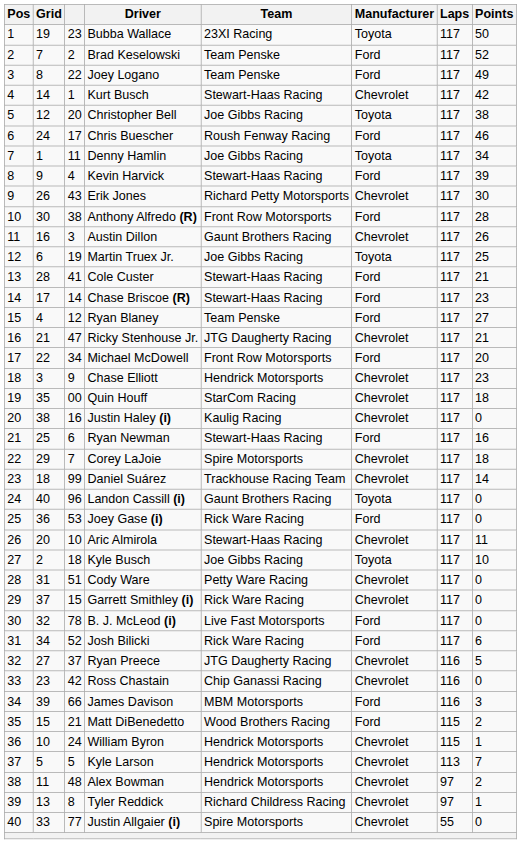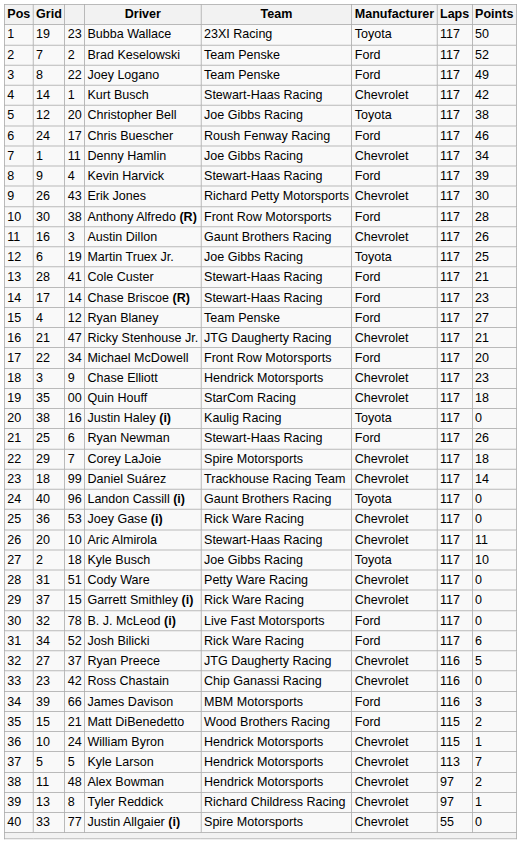(373, 155) Toyota -> (382, 155) Chevrolet
(382, 418) Chevrolet -> (373, 418) Toyota
(482, 438) 16 -> (482, 438) 26
(368, 519) Ford -> (382, 519) Chevrolet
